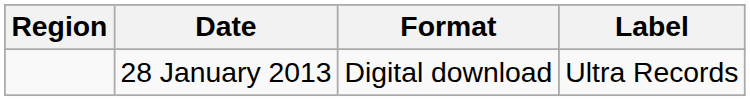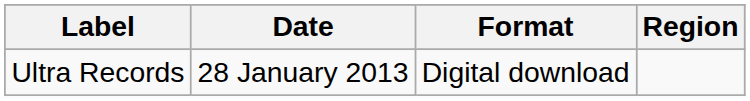columns swapped: (59, 26) <-> (652, 26)
